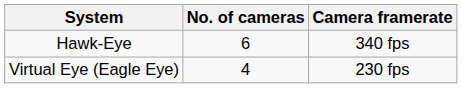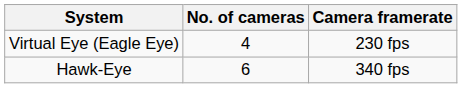rows swapped: (94, 43) <-> (94, 69)
